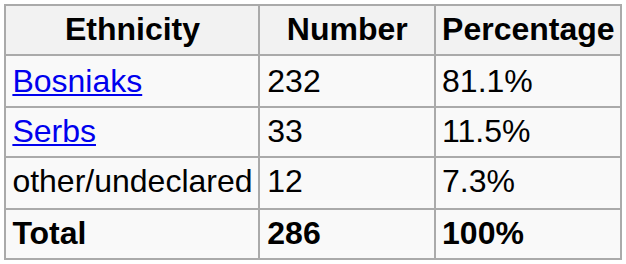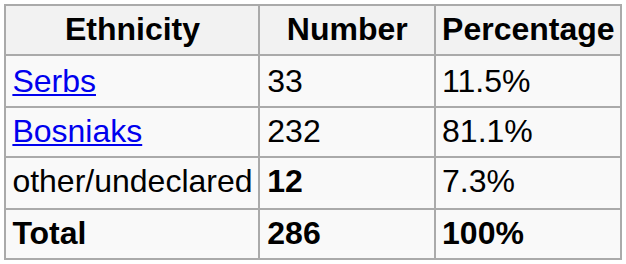rows swapped: (77, 80) <-> (54, 131)
(285, 182) normal -> (285, 182) bold
